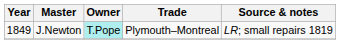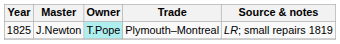(19, 30) 1849 -> (19, 30) 1825
